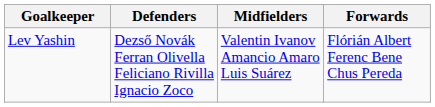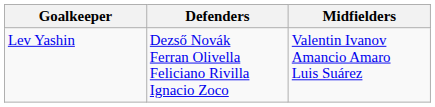- column: (377, 16)
